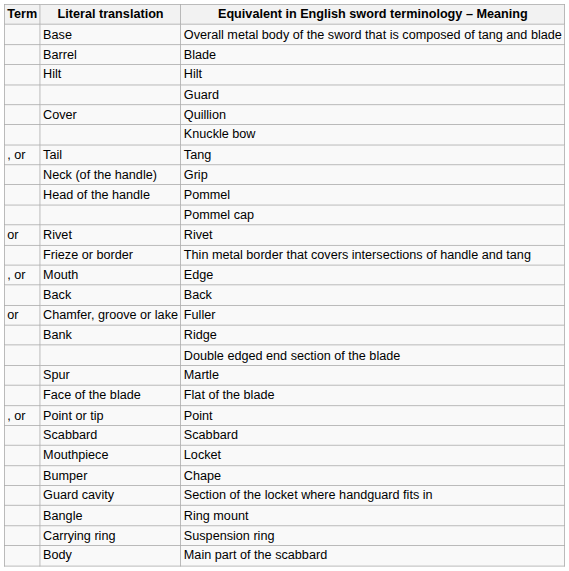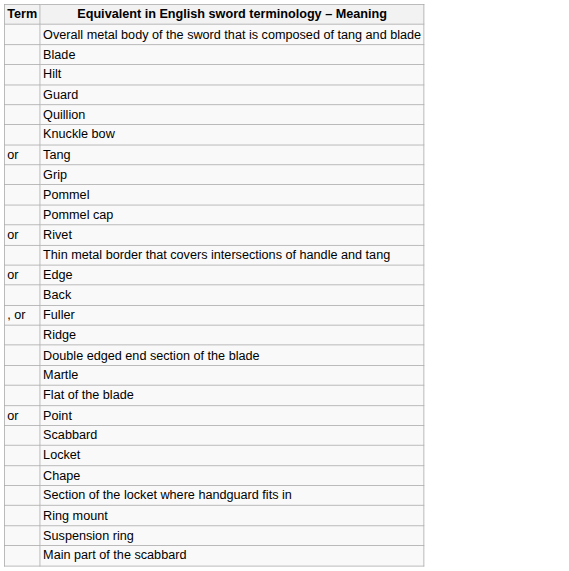- column: (111, 14)
(16, 154) , or -> (13, 154) or
(16, 275) , or -> (13, 275) or
(13, 315) or -> (16, 315) , or
(16, 415) , or -> (13, 415) or
